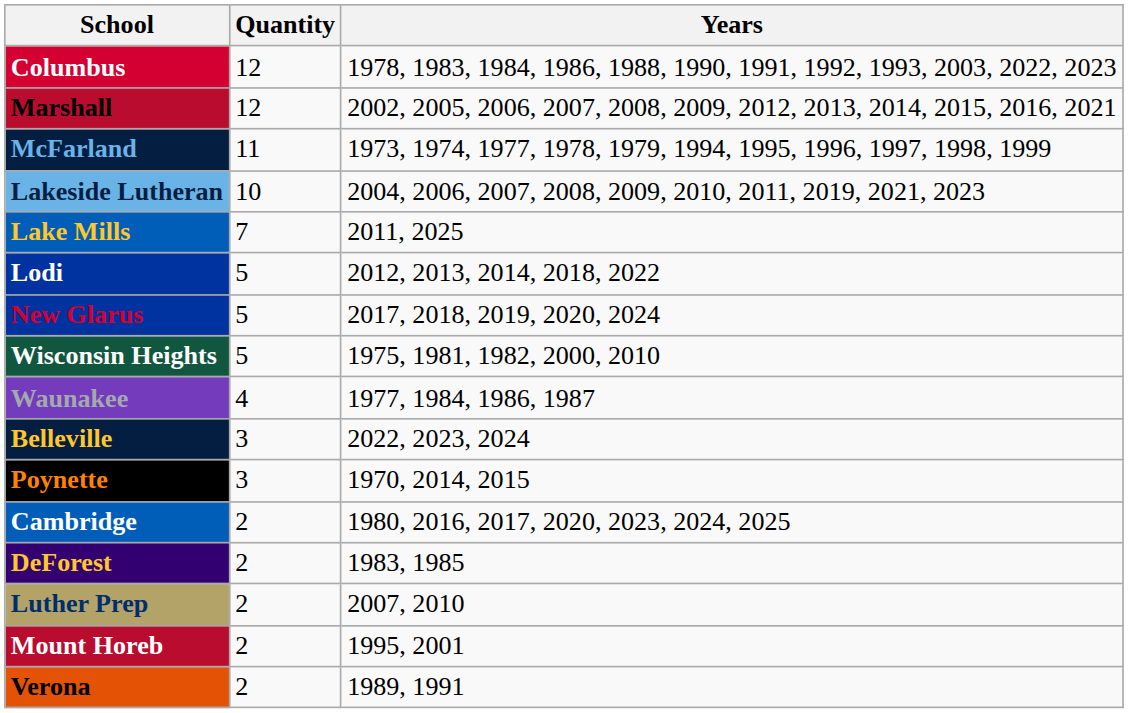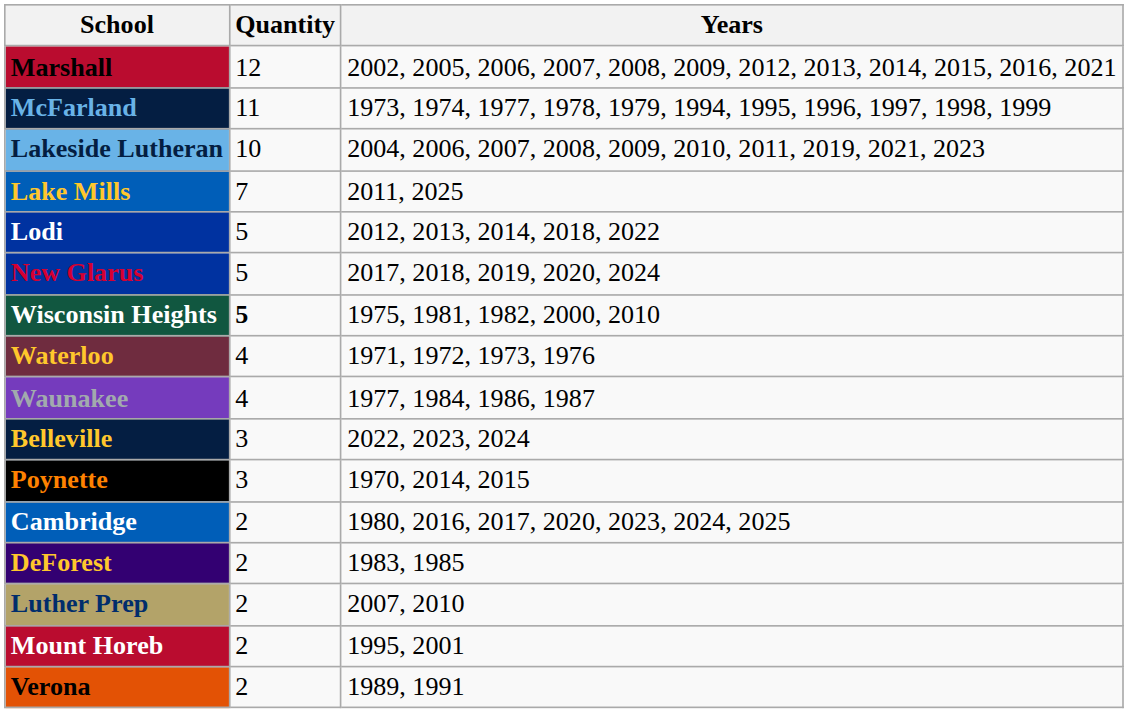- row: (68, 66)
(242, 356) normal -> (242, 314) bold
+ row: (62, 356)
